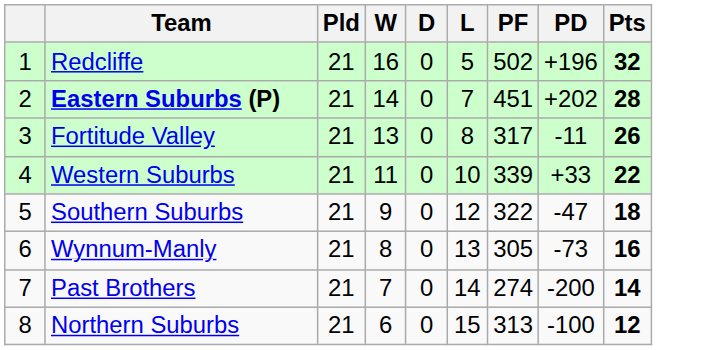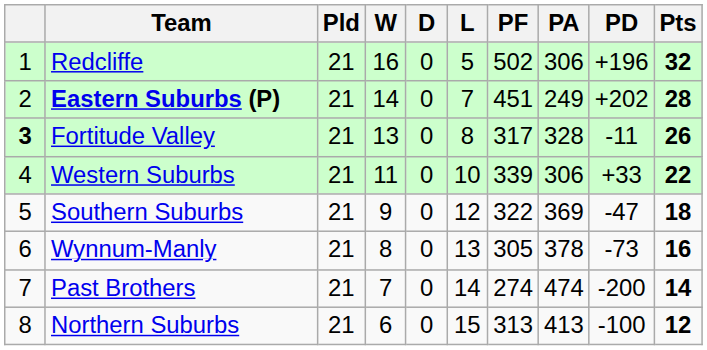+ column: (564, 23)
(25, 136) normal -> (25, 136) bold
